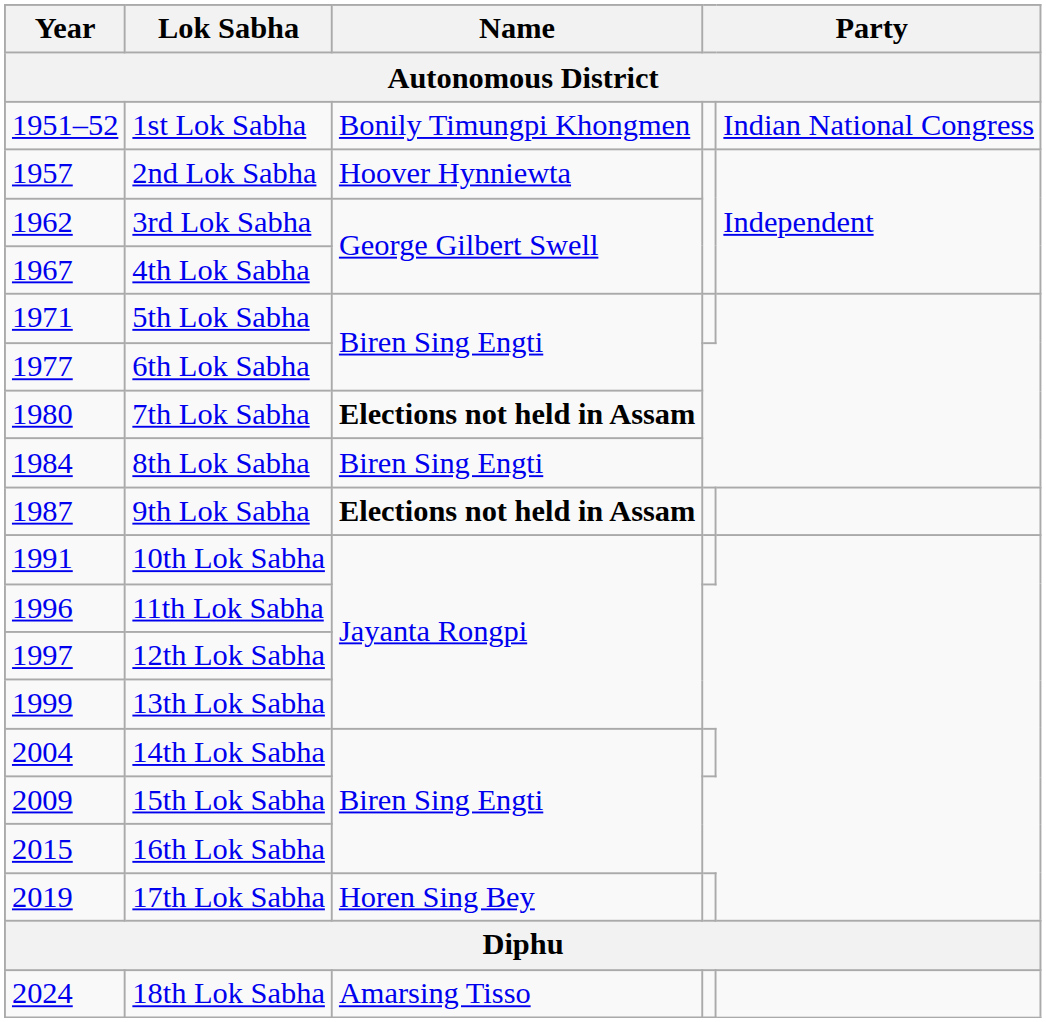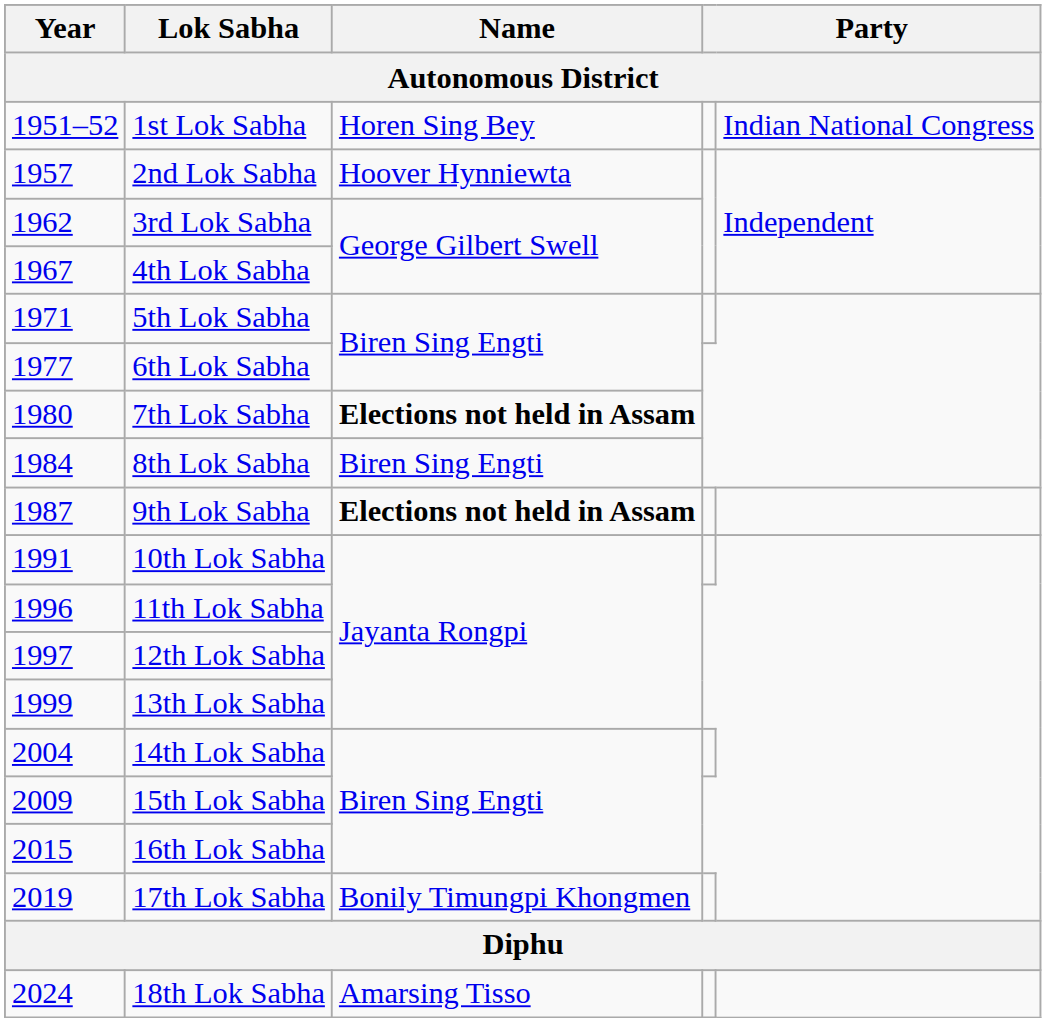(515, 125) Bonily Timungpi Khongmen -> (437, 125) Horen Sing Bey
(437, 896) Horen Sing Bey -> (515, 896) Bonily Timungpi Khongmen
